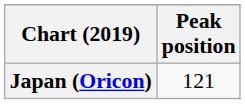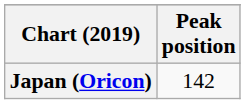(199, 80) 121 -> (199, 80) 142
